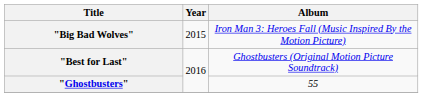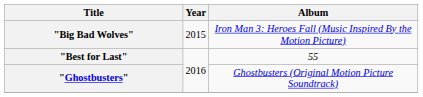(313, 62) Ghostbusters (Original Motion Picture Soundtrack) -> (313, 56) 55
(313, 84) 55 -> (313, 78) Ghostbusters (Original Motion Picture Soundtrack)
